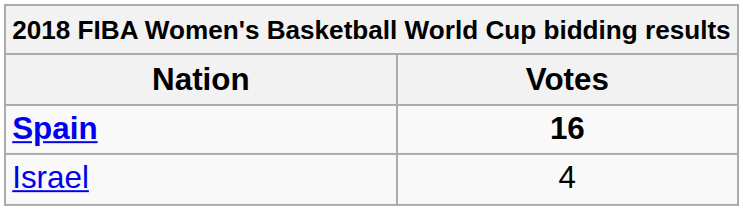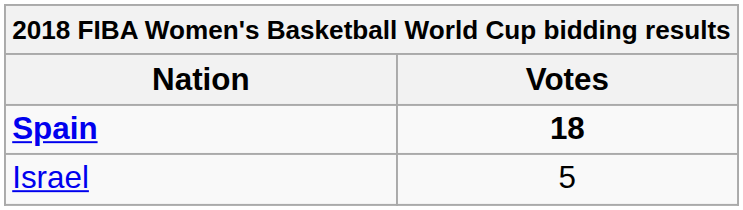(567, 128) 16 -> (567, 128) 18
(567, 178) 4 -> (567, 178) 5
